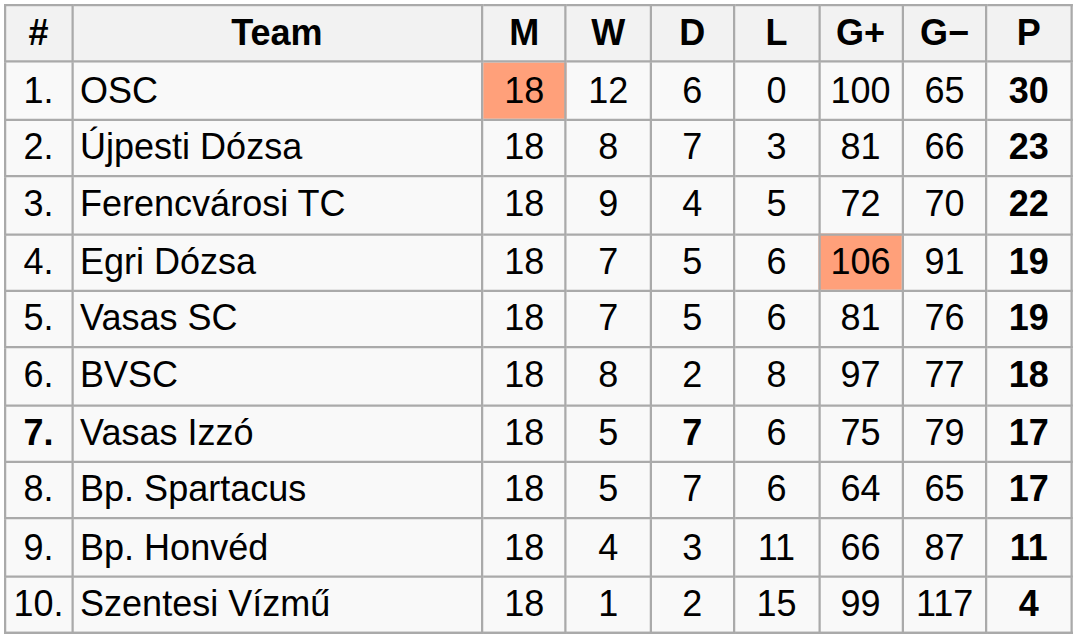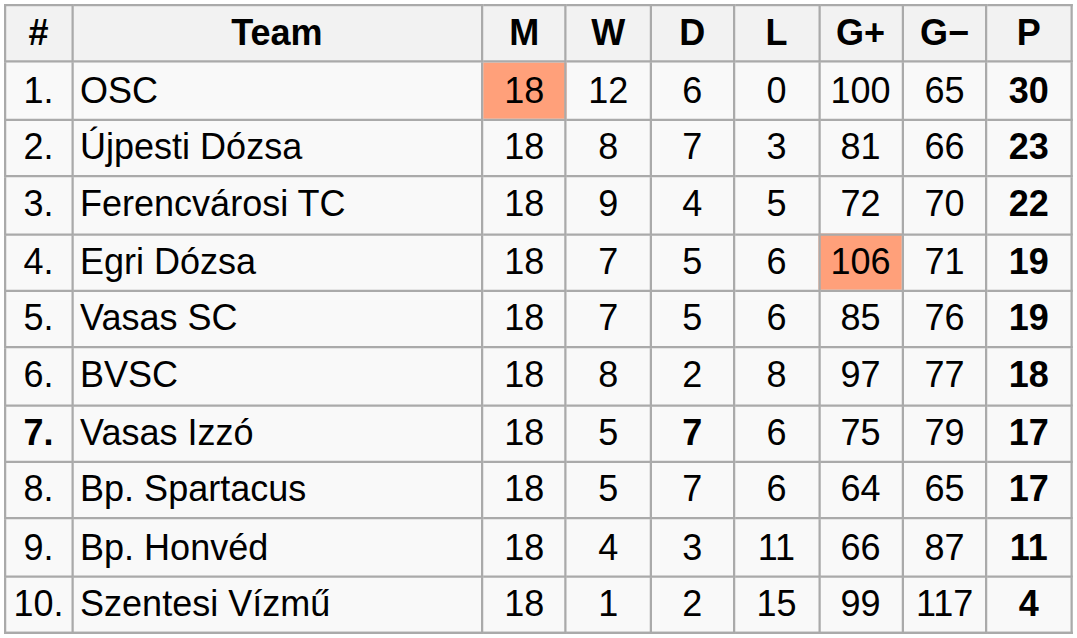(945, 261) 91 -> (945, 261) 71
(861, 318) 81 -> (861, 318) 85
